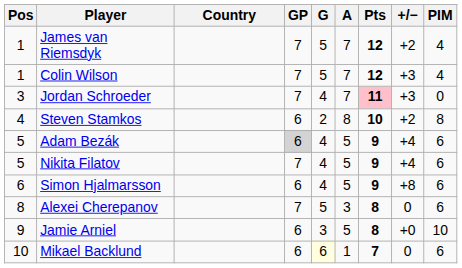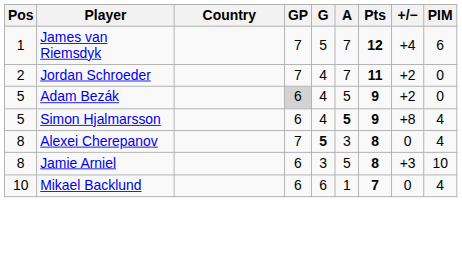(408, 45) +2 -> (408, 45) +4
(440, 45) 4 -> (440, 45) 6
- row: (79, 75)
(21, 97) 3 -> (21, 75) 2
(375, 97) pink background -> (375, 75) no background
(408, 97) +3 -> (408, 75) +2
- row: (91, 119)
(408, 141) +4 -> (408, 97) +2
(440, 141) 6 -> (440, 97) 0
- row: (80, 163)
(21, 185) 6 -> (21, 119) 5
(347, 185) normal -> (347, 119) bold
(440, 185) 6 -> (440, 119) 4
(323, 207) normal -> (323, 141) bold
(440, 207) 6 -> (440, 141) 4
(21, 229) 9 -> (21, 163) 8
(408, 229) +0 -> (408, 163) +3
(323, 251) lightyellow background -> (323, 185) no background
(440, 251) 6 -> (440, 185) 4
